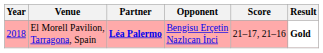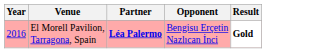- column: (259, 12)
(16, 34) 2018 -> (16, 34) 2016
